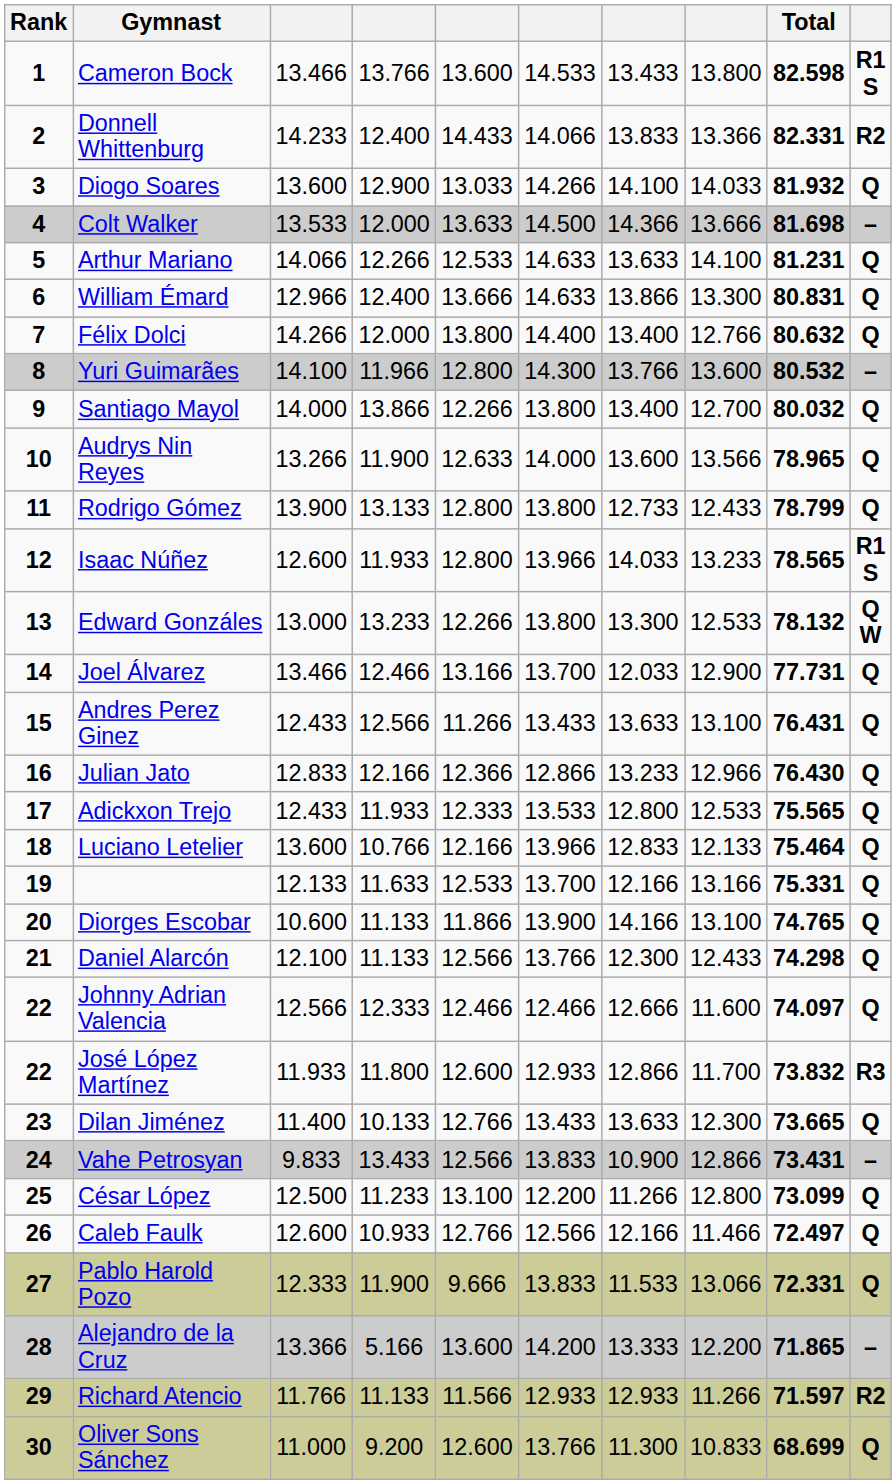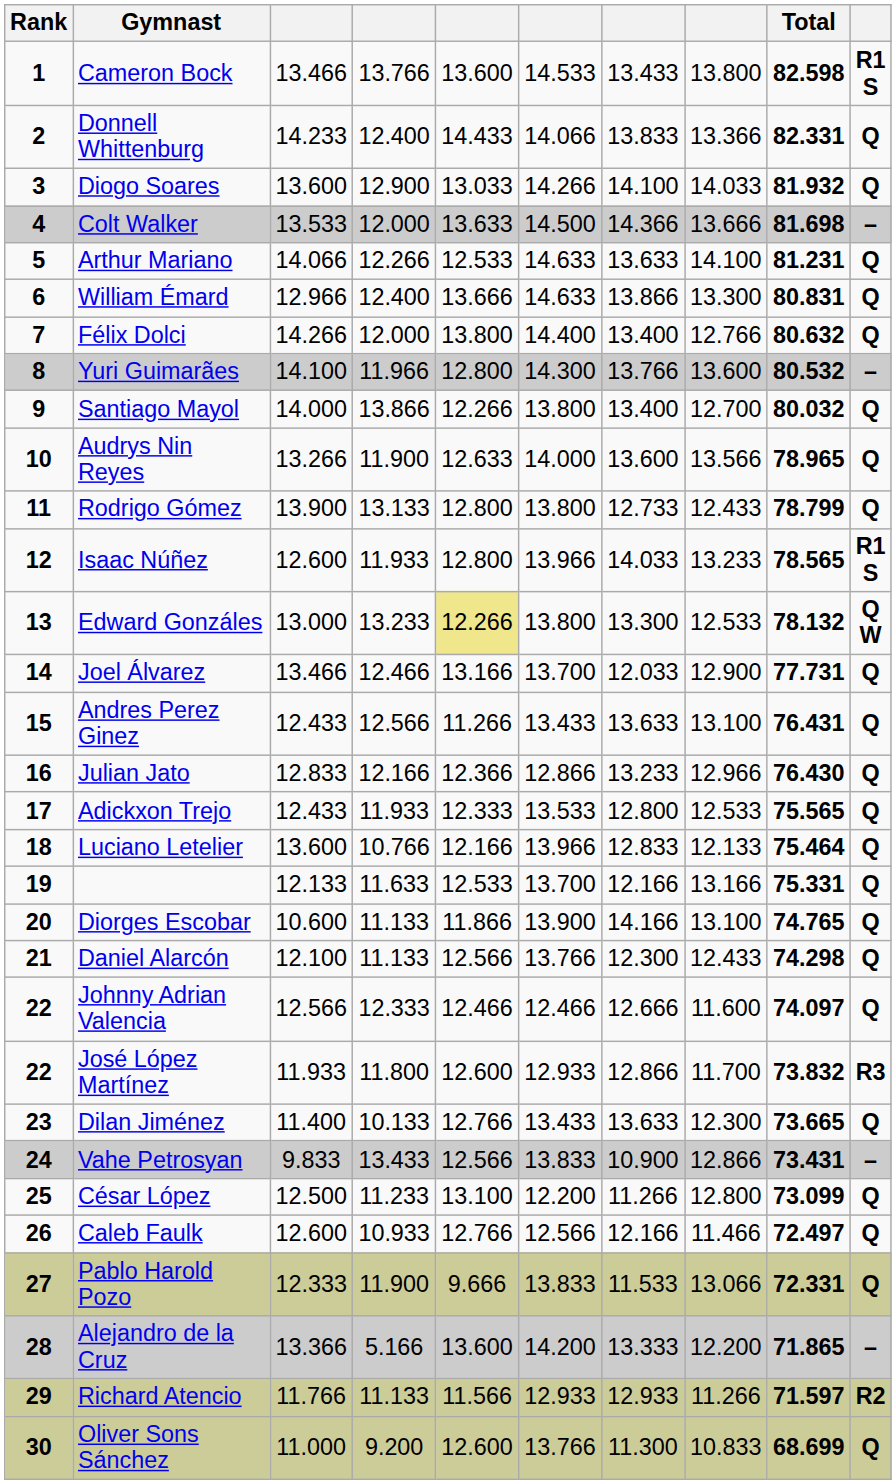(871, 136) R2 -> (871, 136) Q
(477, 622) no background -> (477, 622) khaki background
